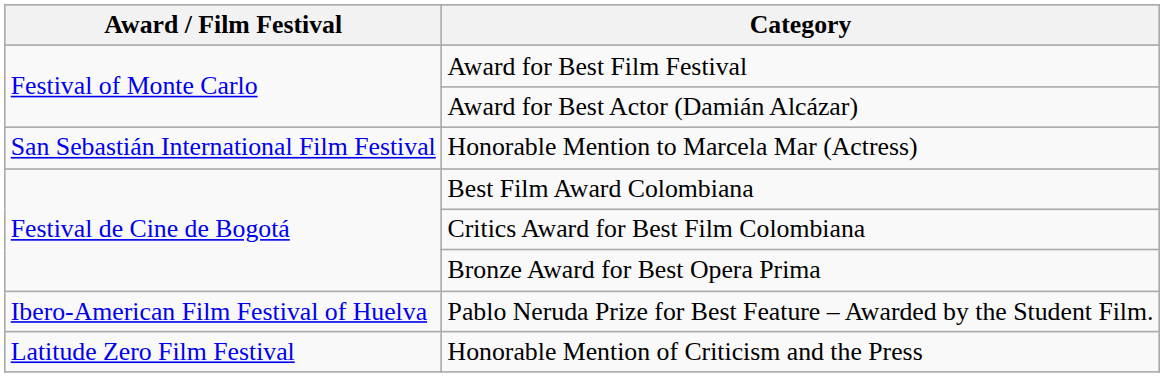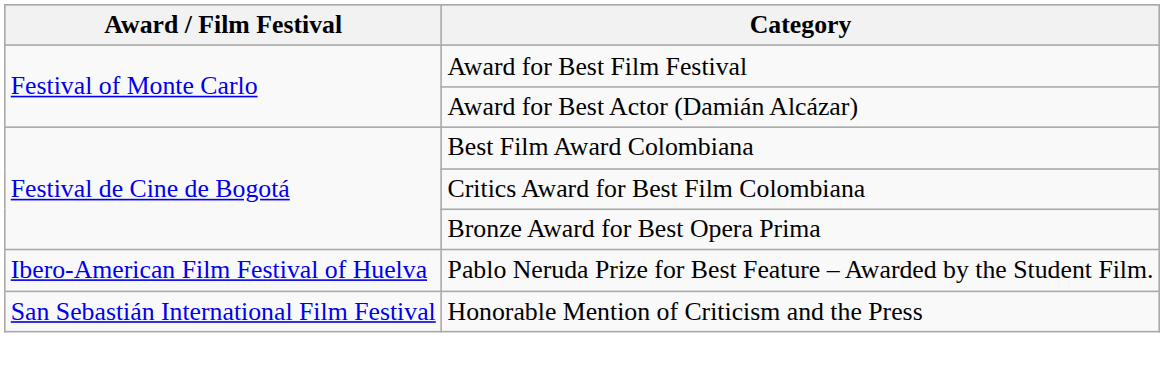- row: (683, 147)
(153, 351) Latitude Zero Film Festival -> (223, 310) San Sebastián International Film Festival
